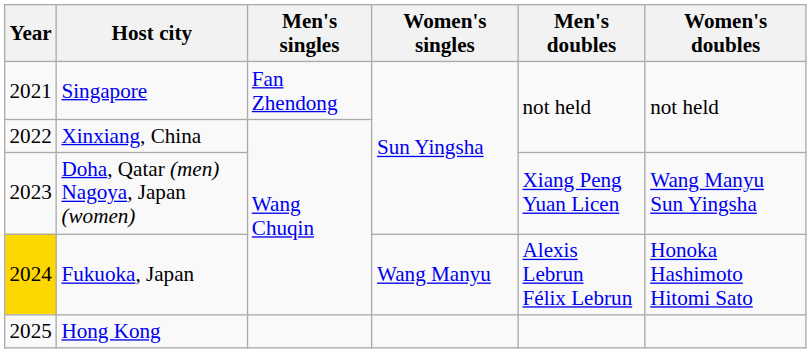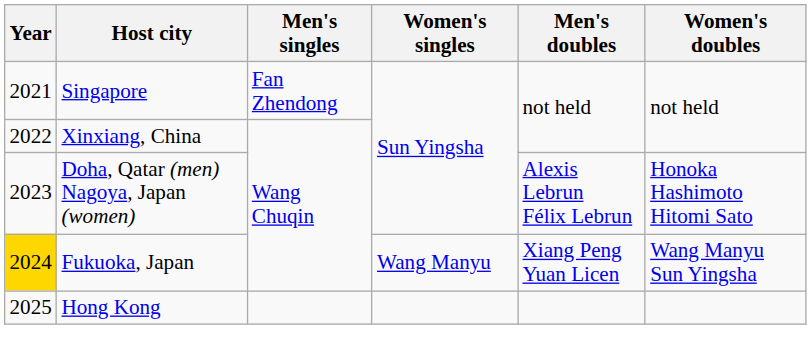(572, 193) Xiang Peng Yuan Licen -> (577, 193) Alexis Lebrun Félix Lebrun
(707, 193) Wang Manyu Sun Yingsha -> (702, 193) Honoka Hashimoto Hitomi Sato
(577, 274) Alexis Lebrun Félix Lebrun -> (572, 262) Xiang Peng Yuan Licen
(702, 274) Honoka Hashimoto Hitomi Sato -> (707, 262) Wang Manyu Sun Yingsha
